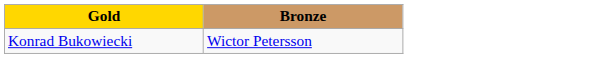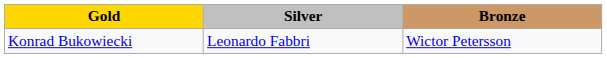+ column: (303, 16)
